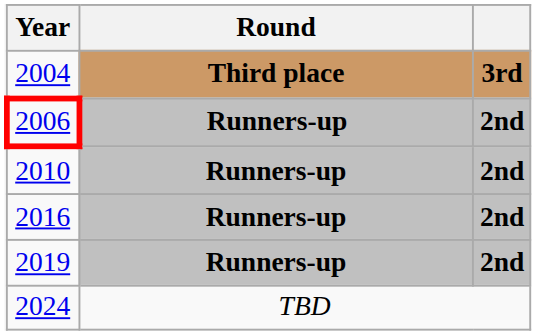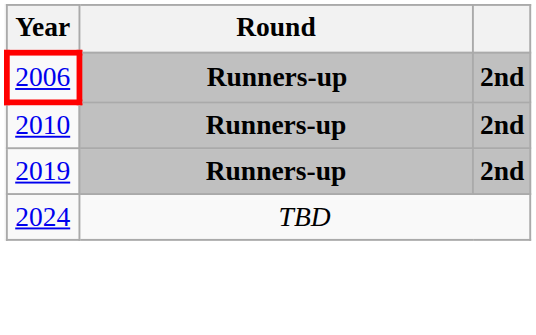- row: (43, 72)
- row: (43, 216)
